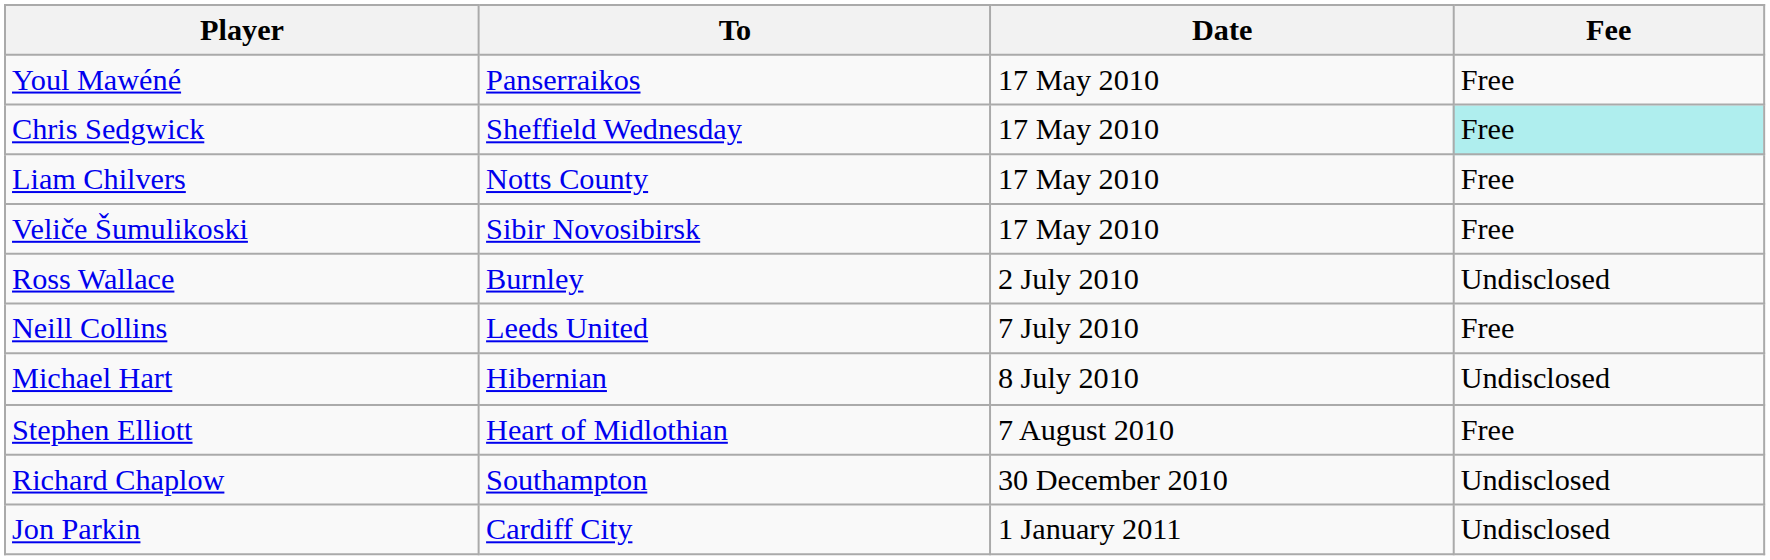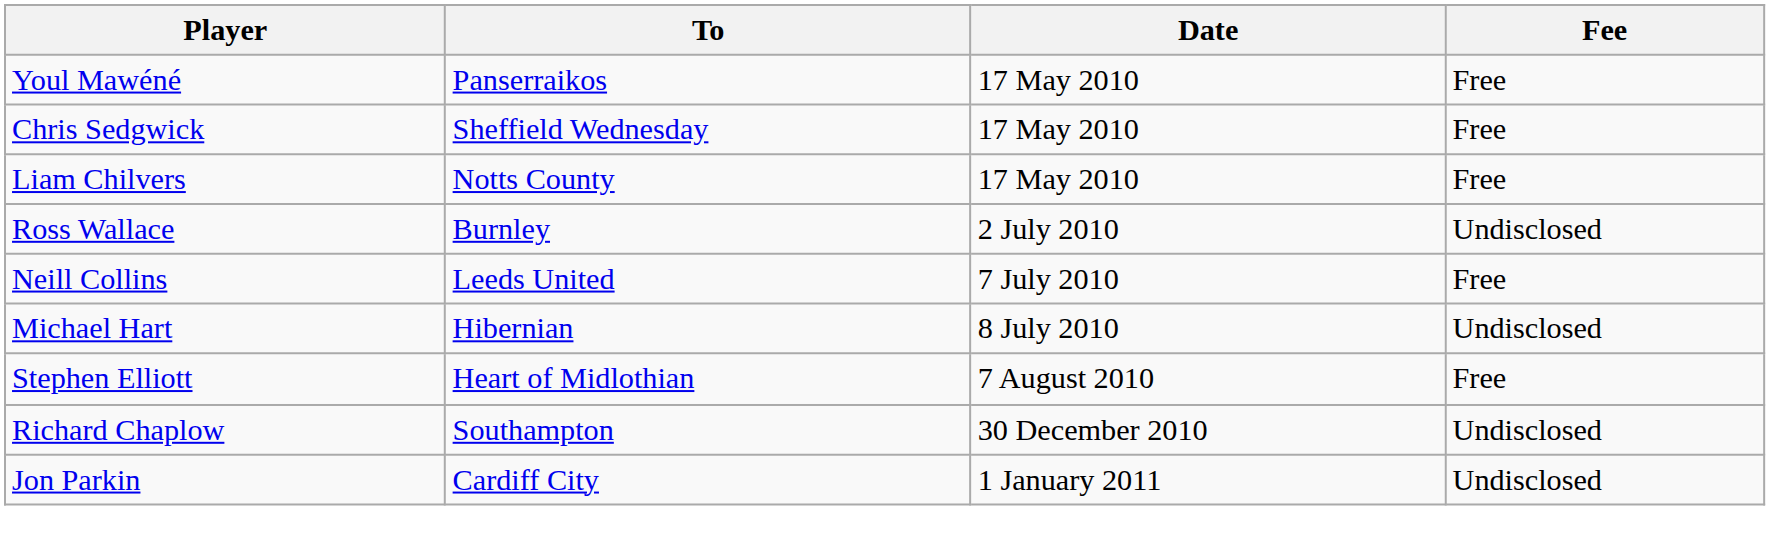(1488, 129) paleturquoise background -> (1479, 129) no background
- row: (130, 229)
